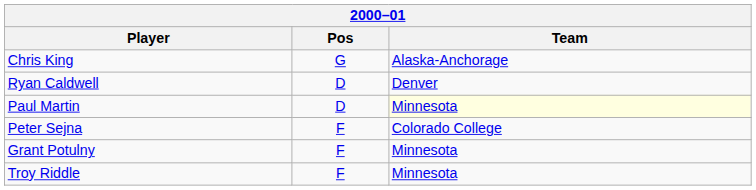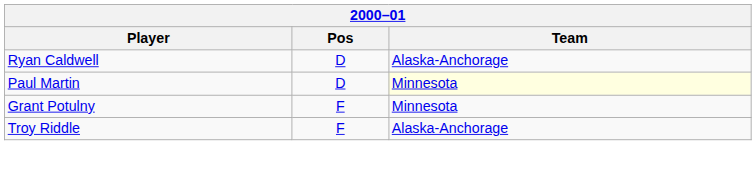- row: (41, 60)
(415, 83) Denver -> (450, 60) Alaska-Anchorage
- row: (45, 128)
(425, 173) Minnesota -> (450, 128) Alaska-Anchorage
